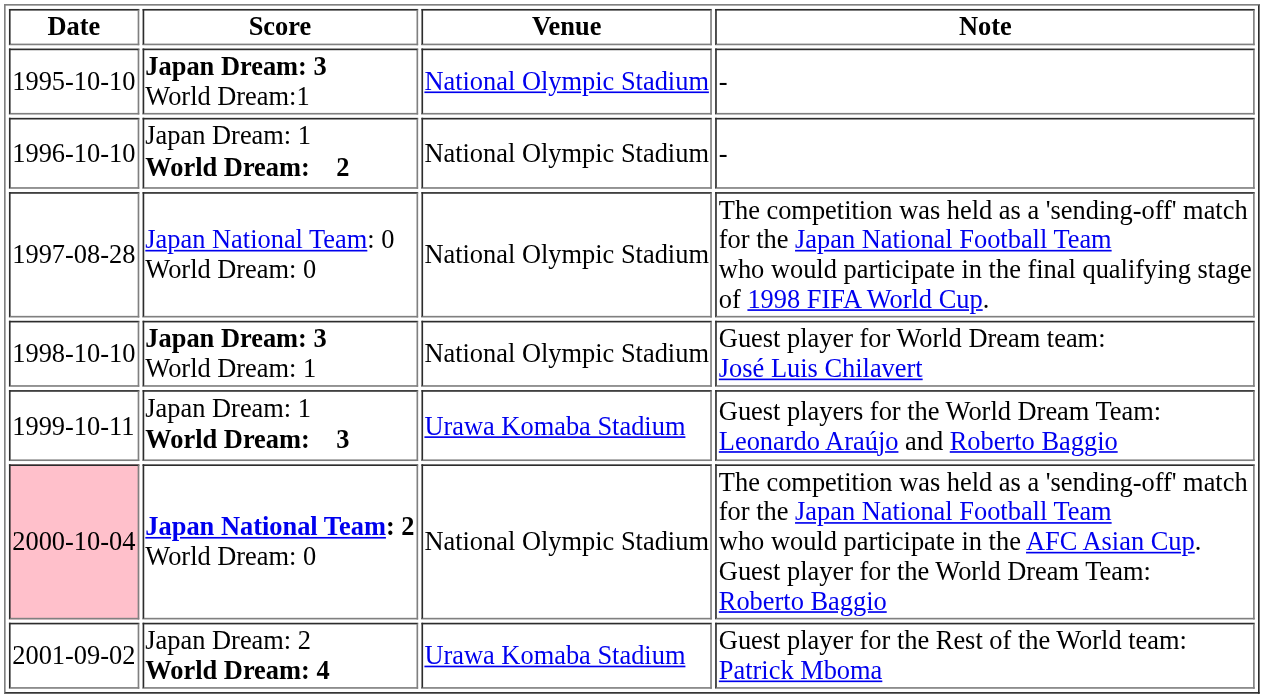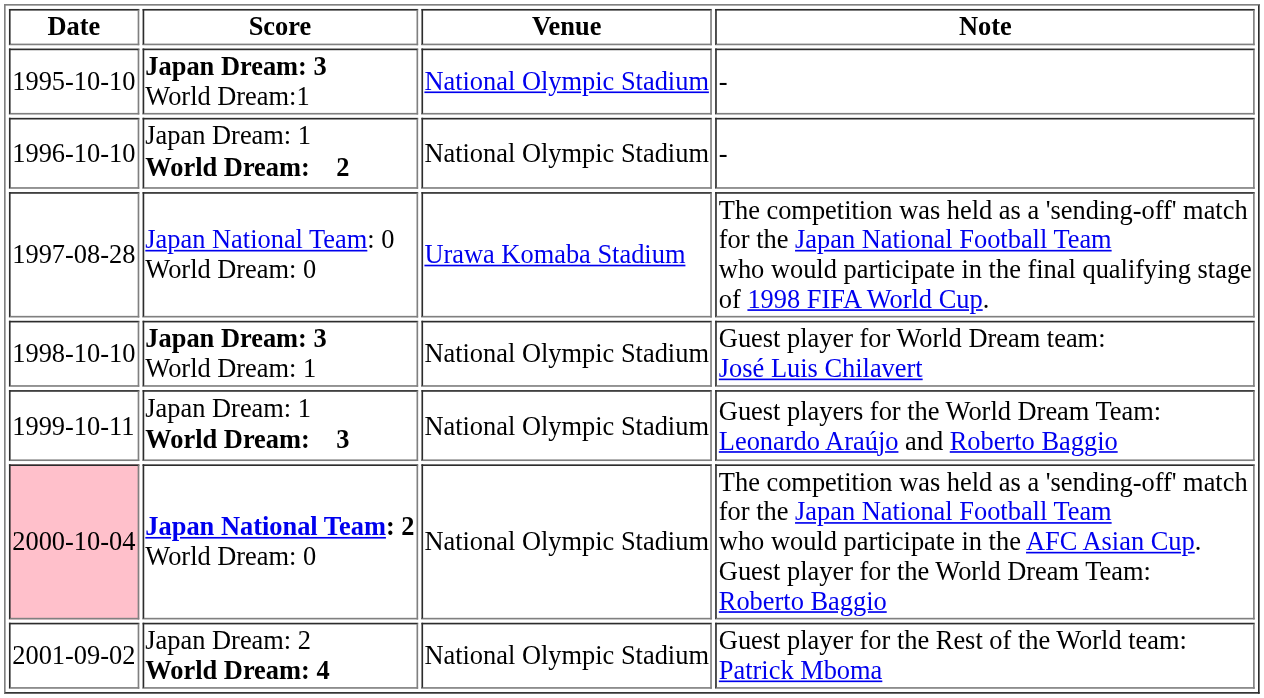(567, 254) National Olympic Stadium -> (555, 254) Urawa Komaba Stadium
(555, 425) Urawa Komaba Stadium -> (567, 425) National Olympic Stadium
(555, 655) Urawa Komaba Stadium -> (567, 655) National Olympic Stadium
